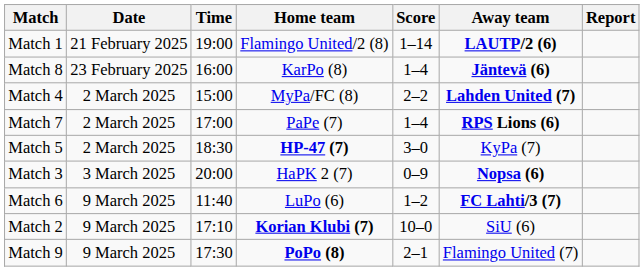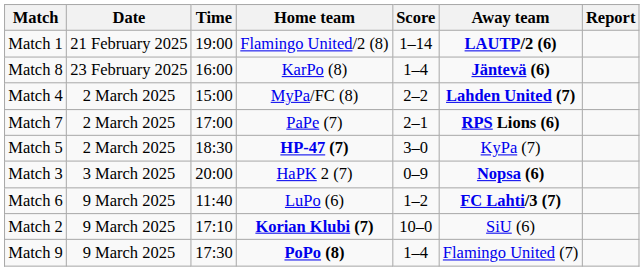(416, 122) 1–4 -> (416, 122) 2–1
(416, 252) 2–1 -> (416, 252) 1–4
